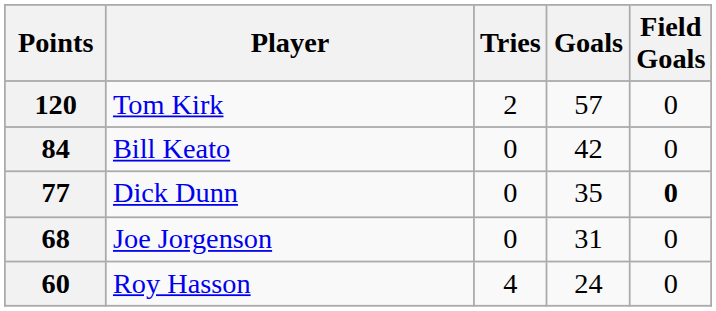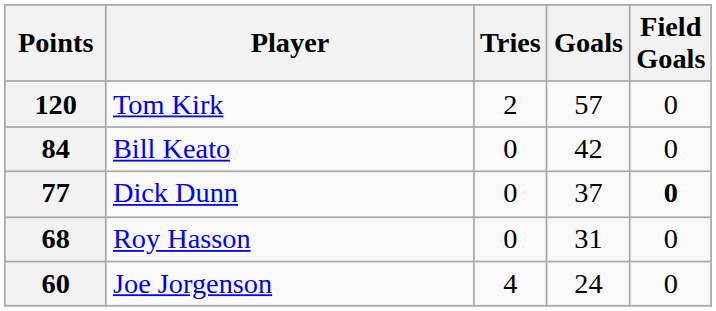(589, 193) 35 -> (589, 193) 37
(193, 238) Joe Jorgenson -> (182, 238) Roy Hasson
(182, 283) Roy Hasson -> (193, 283) Joe Jorgenson
